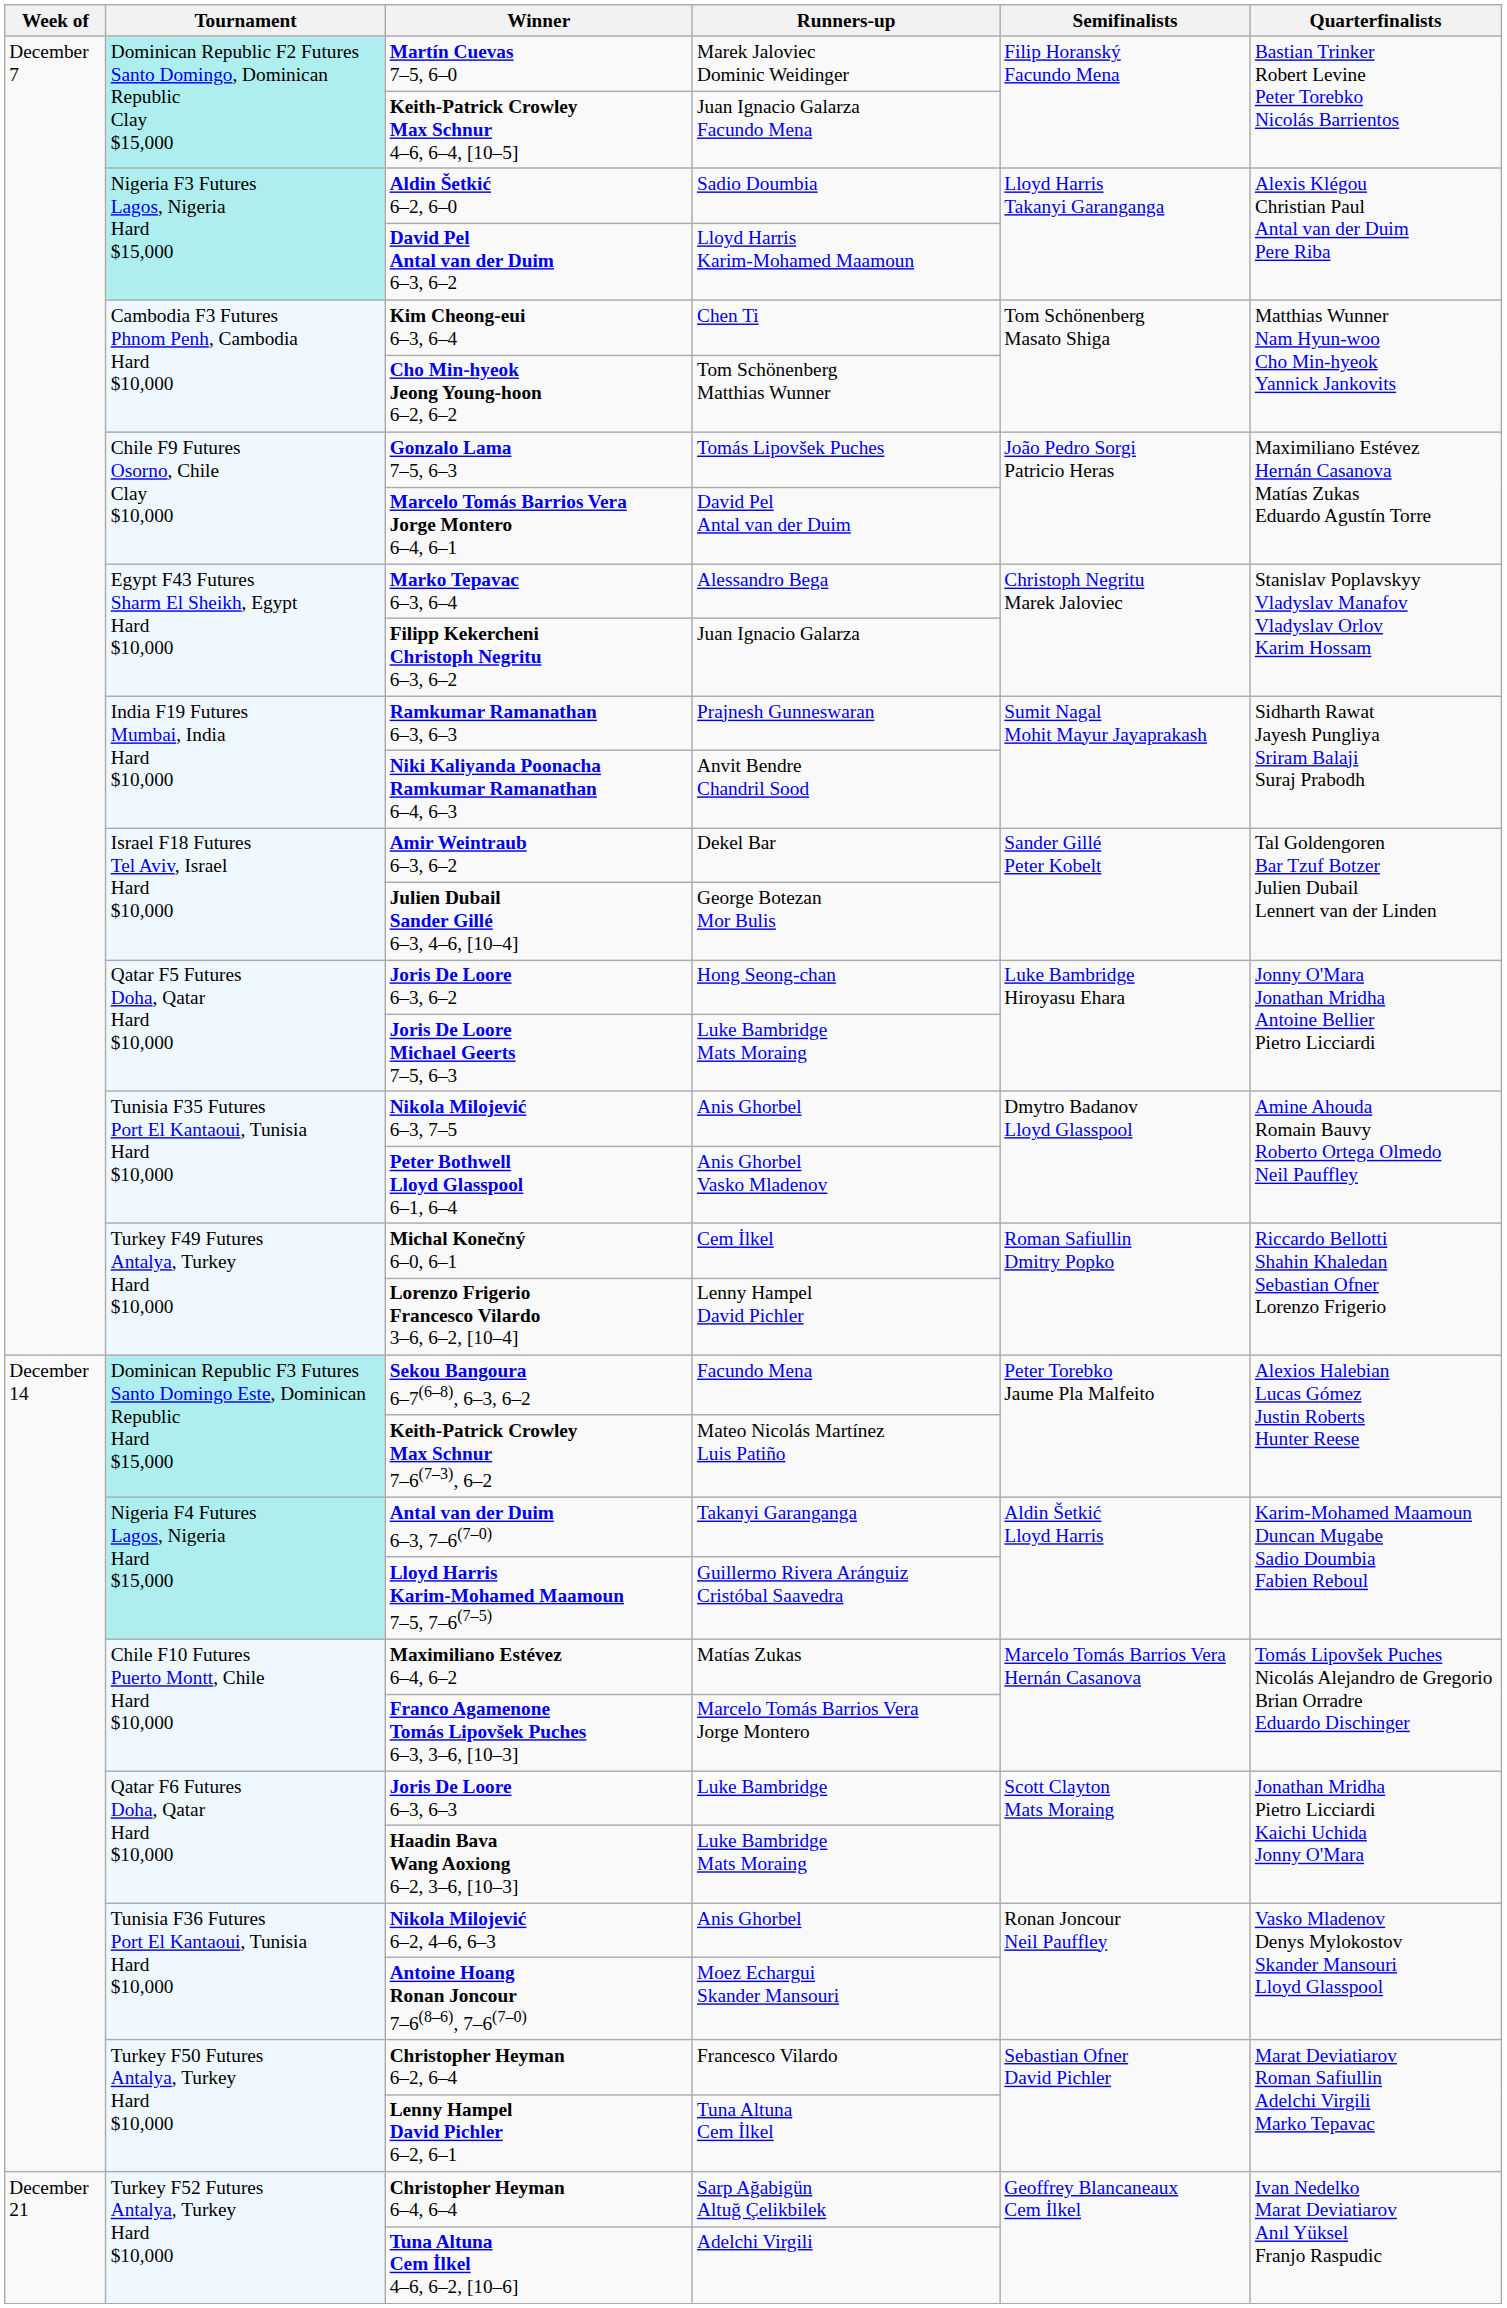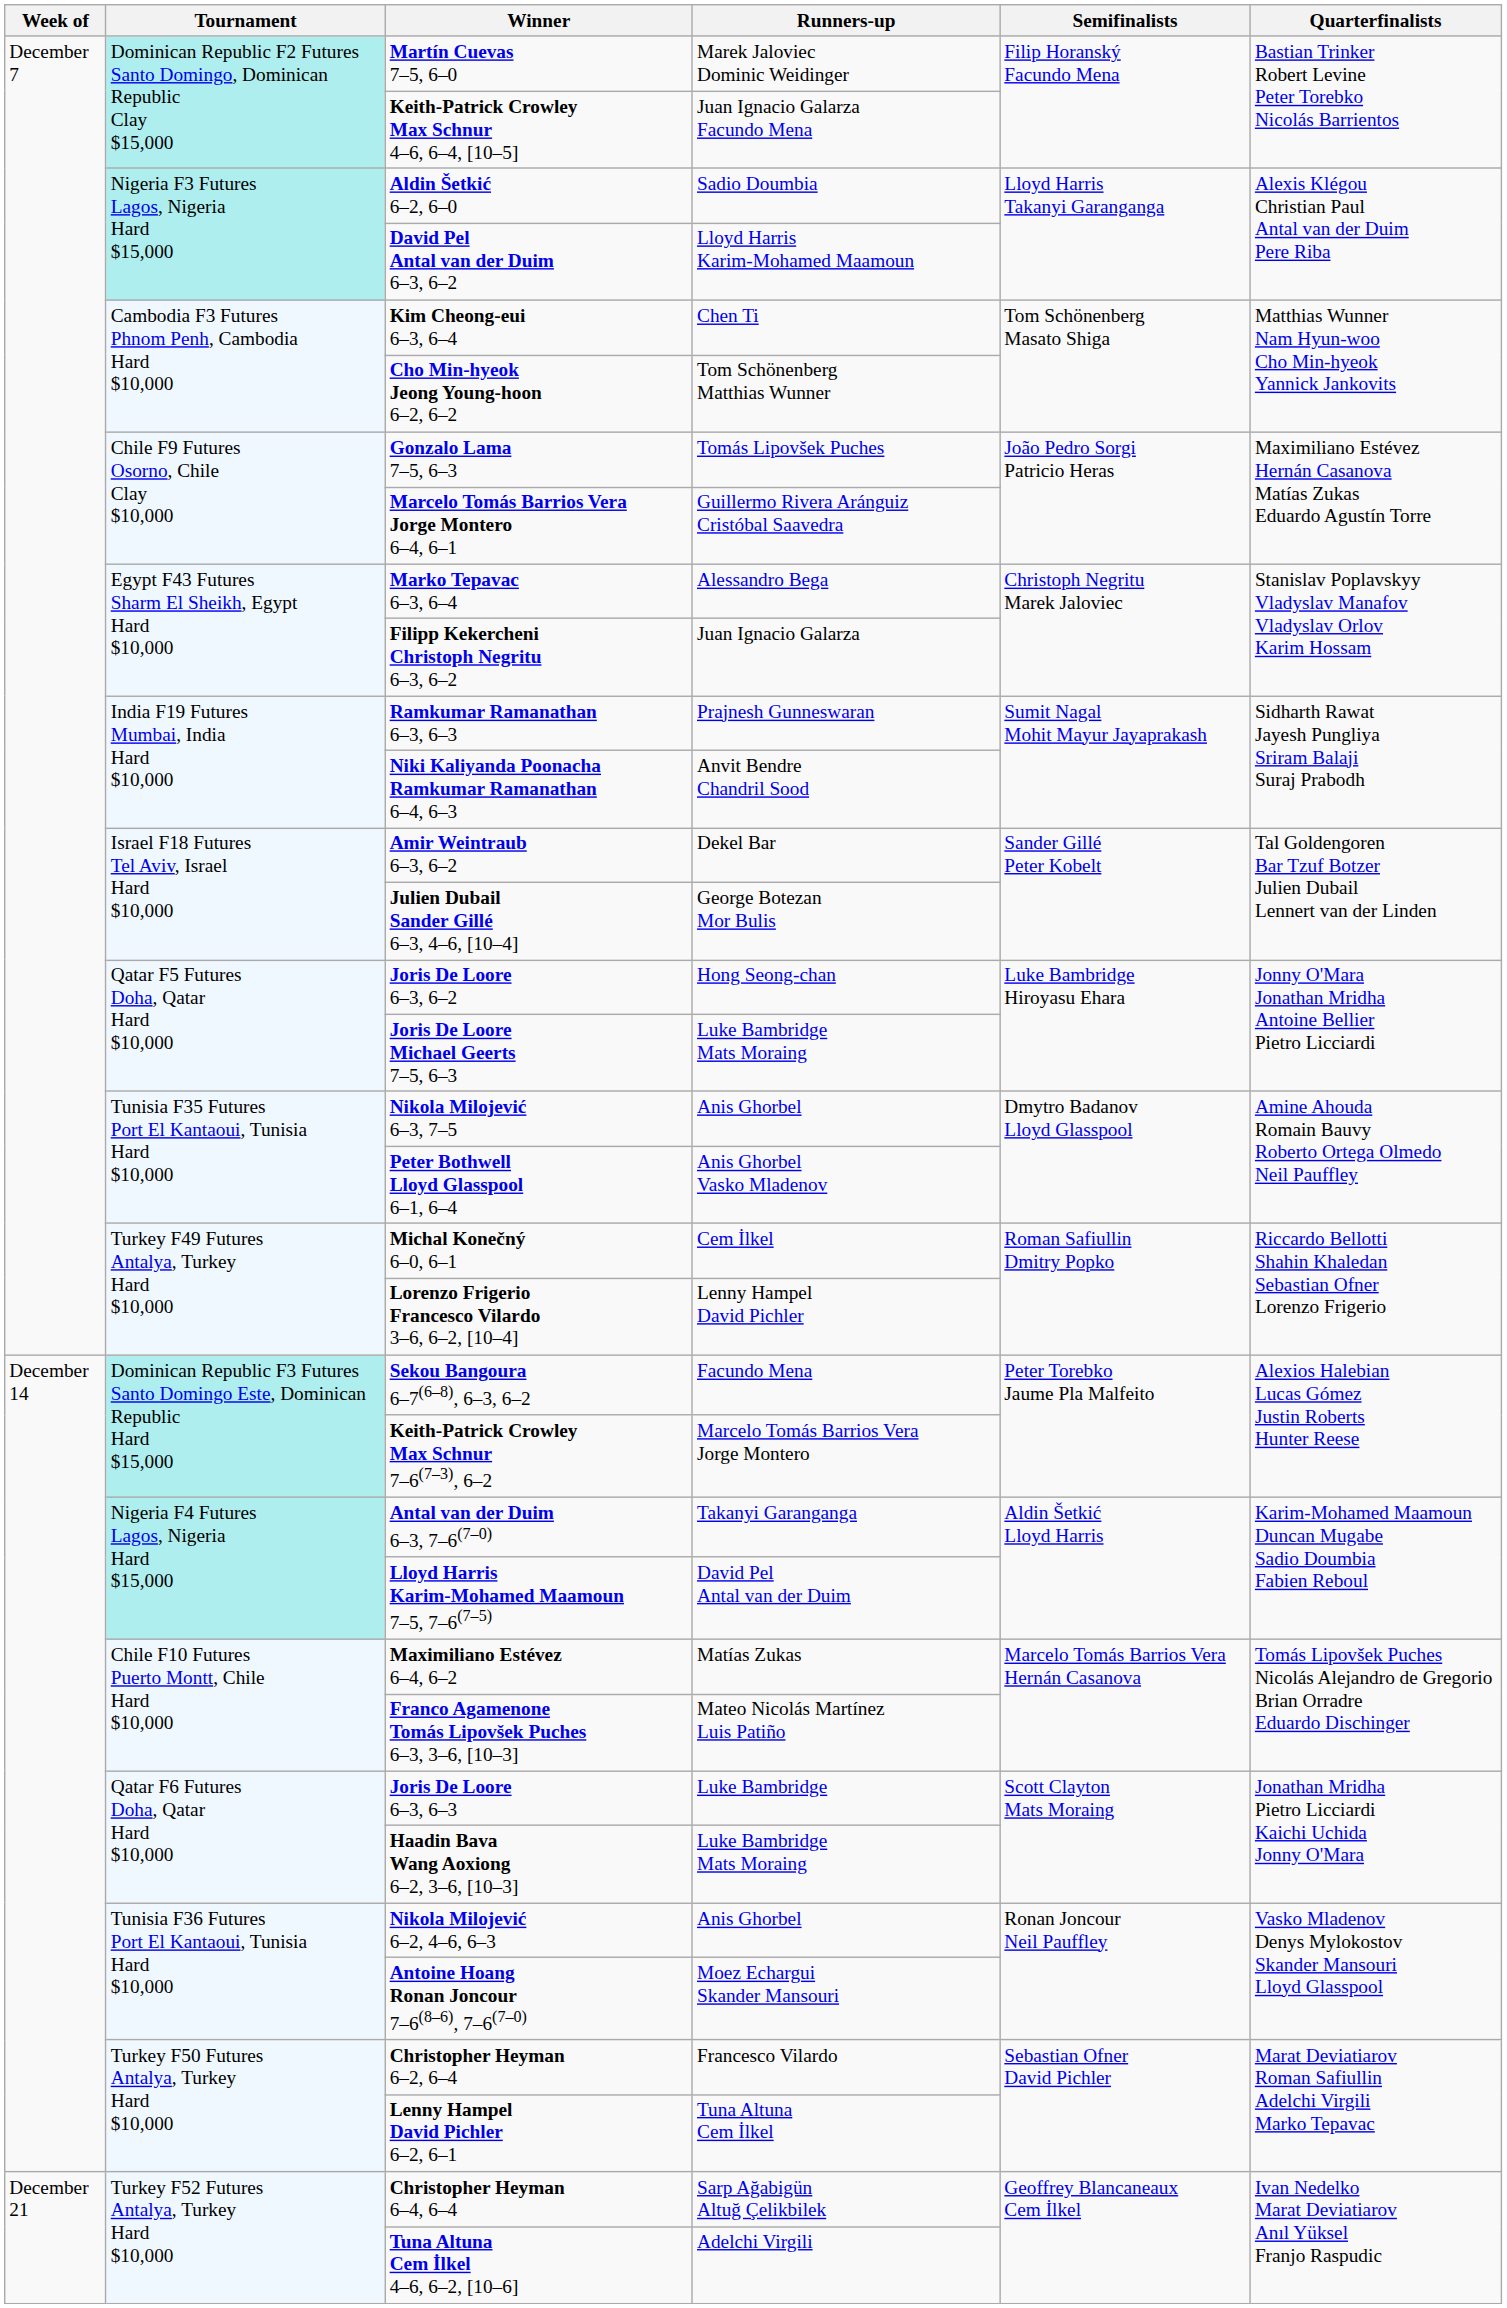(774, 513) David Pel Antal van der Duim -> (803, 513) Guillermo Rivera Aránguiz Cristóbal Saavedra
(791, 1441) Mateo Nicolás Martínez Luis Patiño -> (808, 1441) Marcelo Tomás Barrios Vera Jorge Montero
(803, 1583) Guillermo Rivera Aránguiz Cristóbal Saavedra -> (774, 1583) David Pel Antal van der Duim
(808, 1720) Marcelo Tomás Barrios Vera Jorge Montero -> (791, 1720) Mateo Nicolás Martínez Luis Patiño
